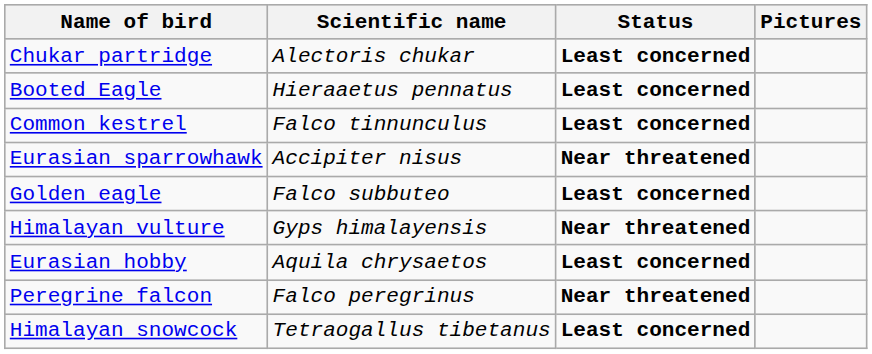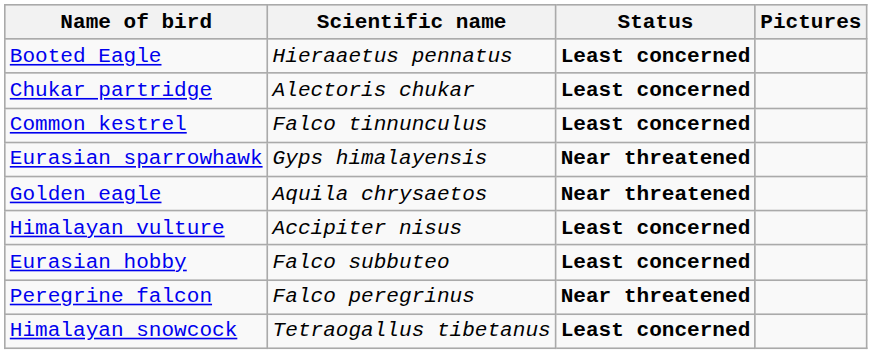rows swapped: (86, 91) <-> (111, 56)
(367, 159) Accipiter nisus -> (380, 159) Gyps himalayensis
(361, 194) Falco subbuteo -> (380, 194) Aquila chrysaetos
(655, 194) Least concerned -> (655, 194) Near threatened
(380, 228) Gyps himalayensis -> (367, 228) Accipiter nisus
(655, 228) Near threatened -> (655, 228) Least concerned
(380, 262) Aquila chrysaetos -> (361, 262) Falco subbuteo
